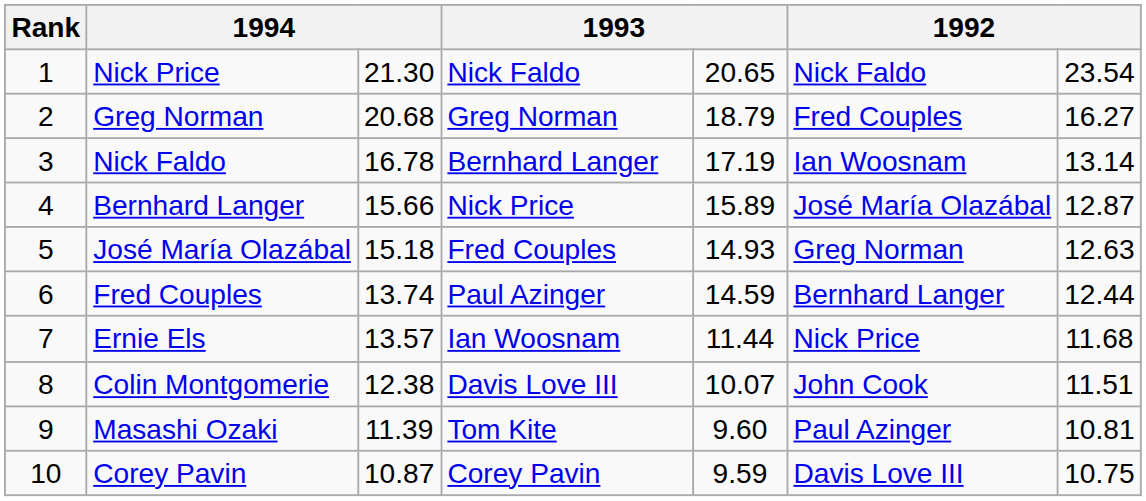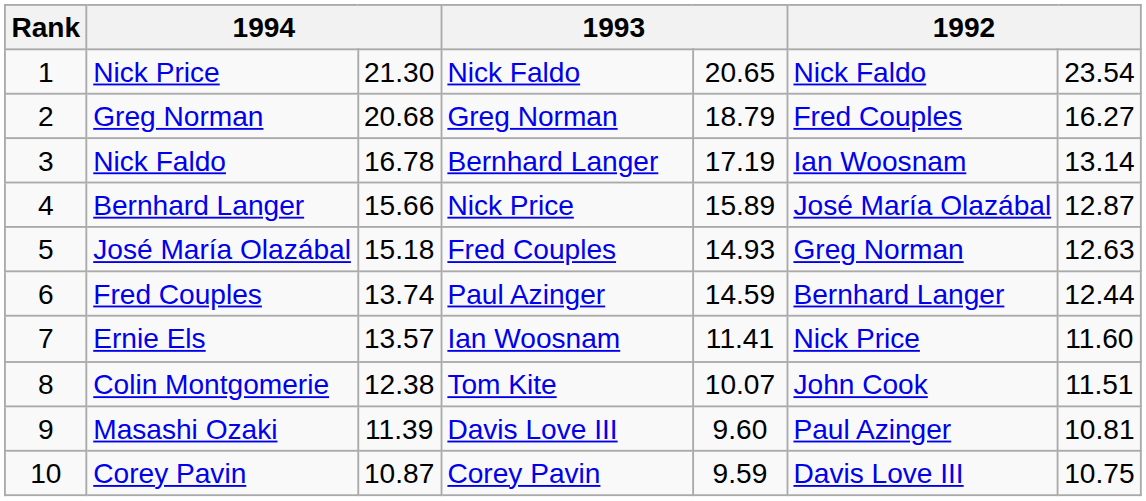(740, 339) 11.44 -> (740, 339) 11.41
(1099, 339) 11.68 -> (1099, 339) 11.60
(533, 383) Davis Love III -> (502, 383) Tom Kite
(502, 428) Tom Kite -> (533, 428) Davis Love III
